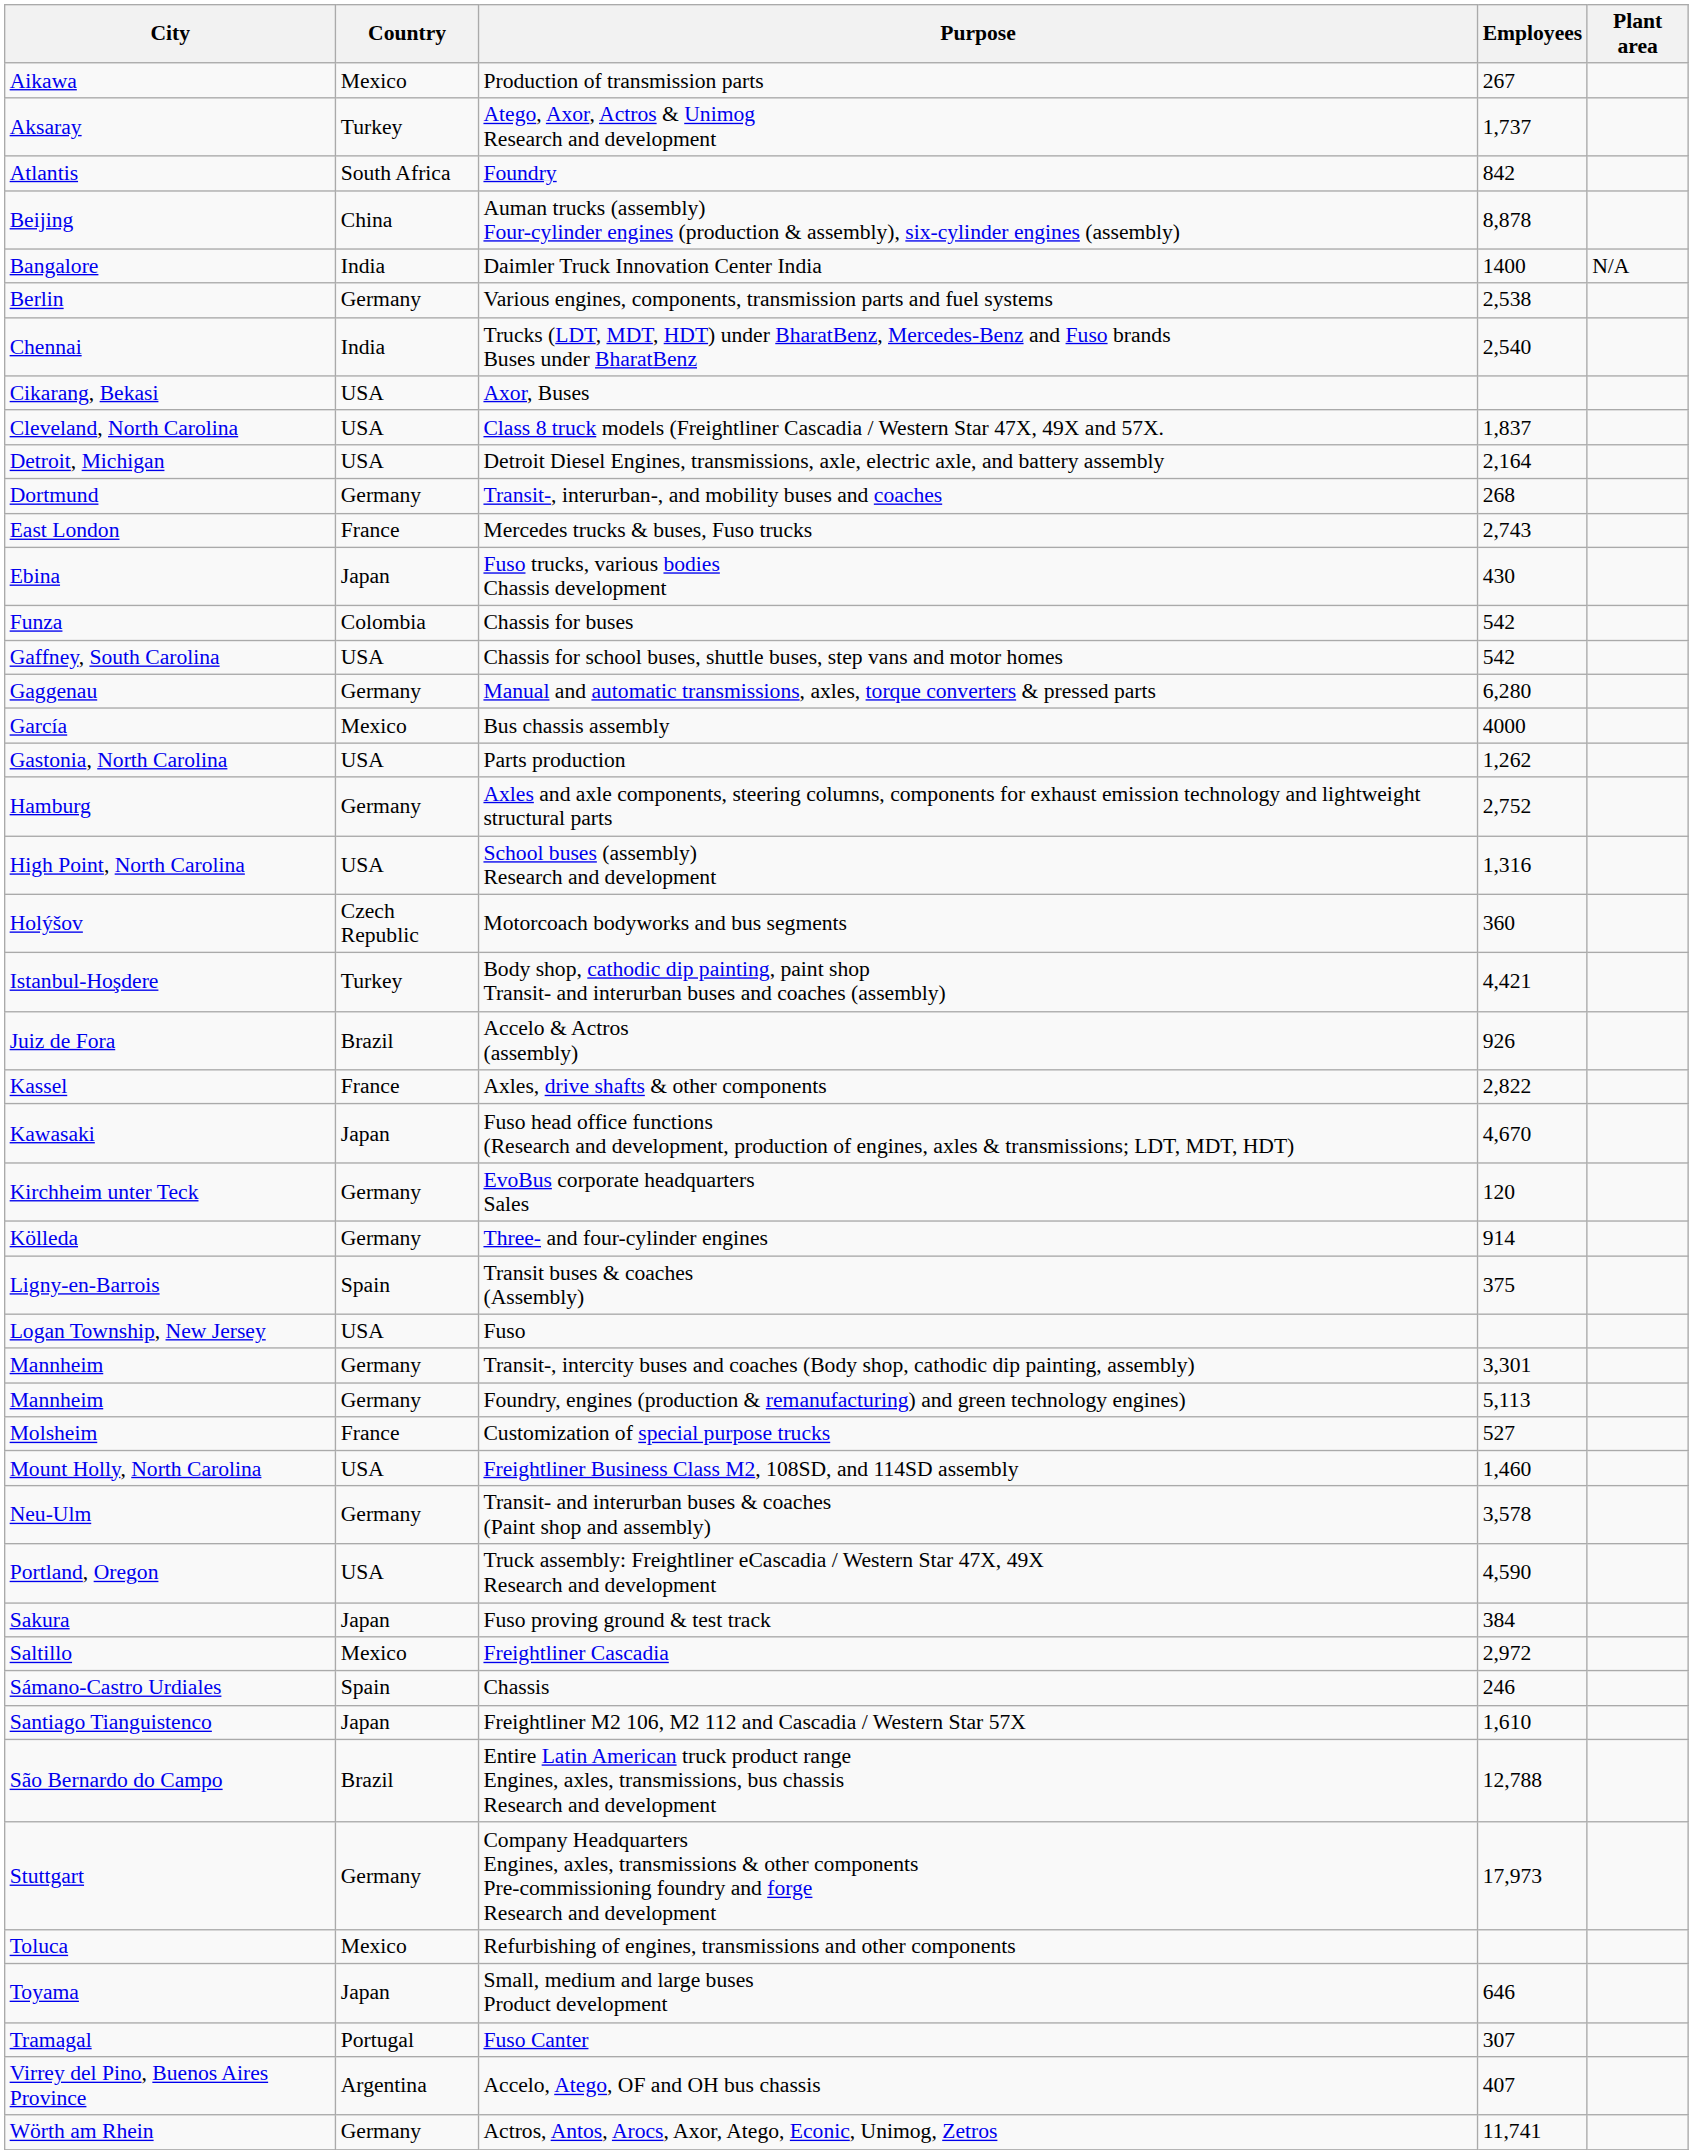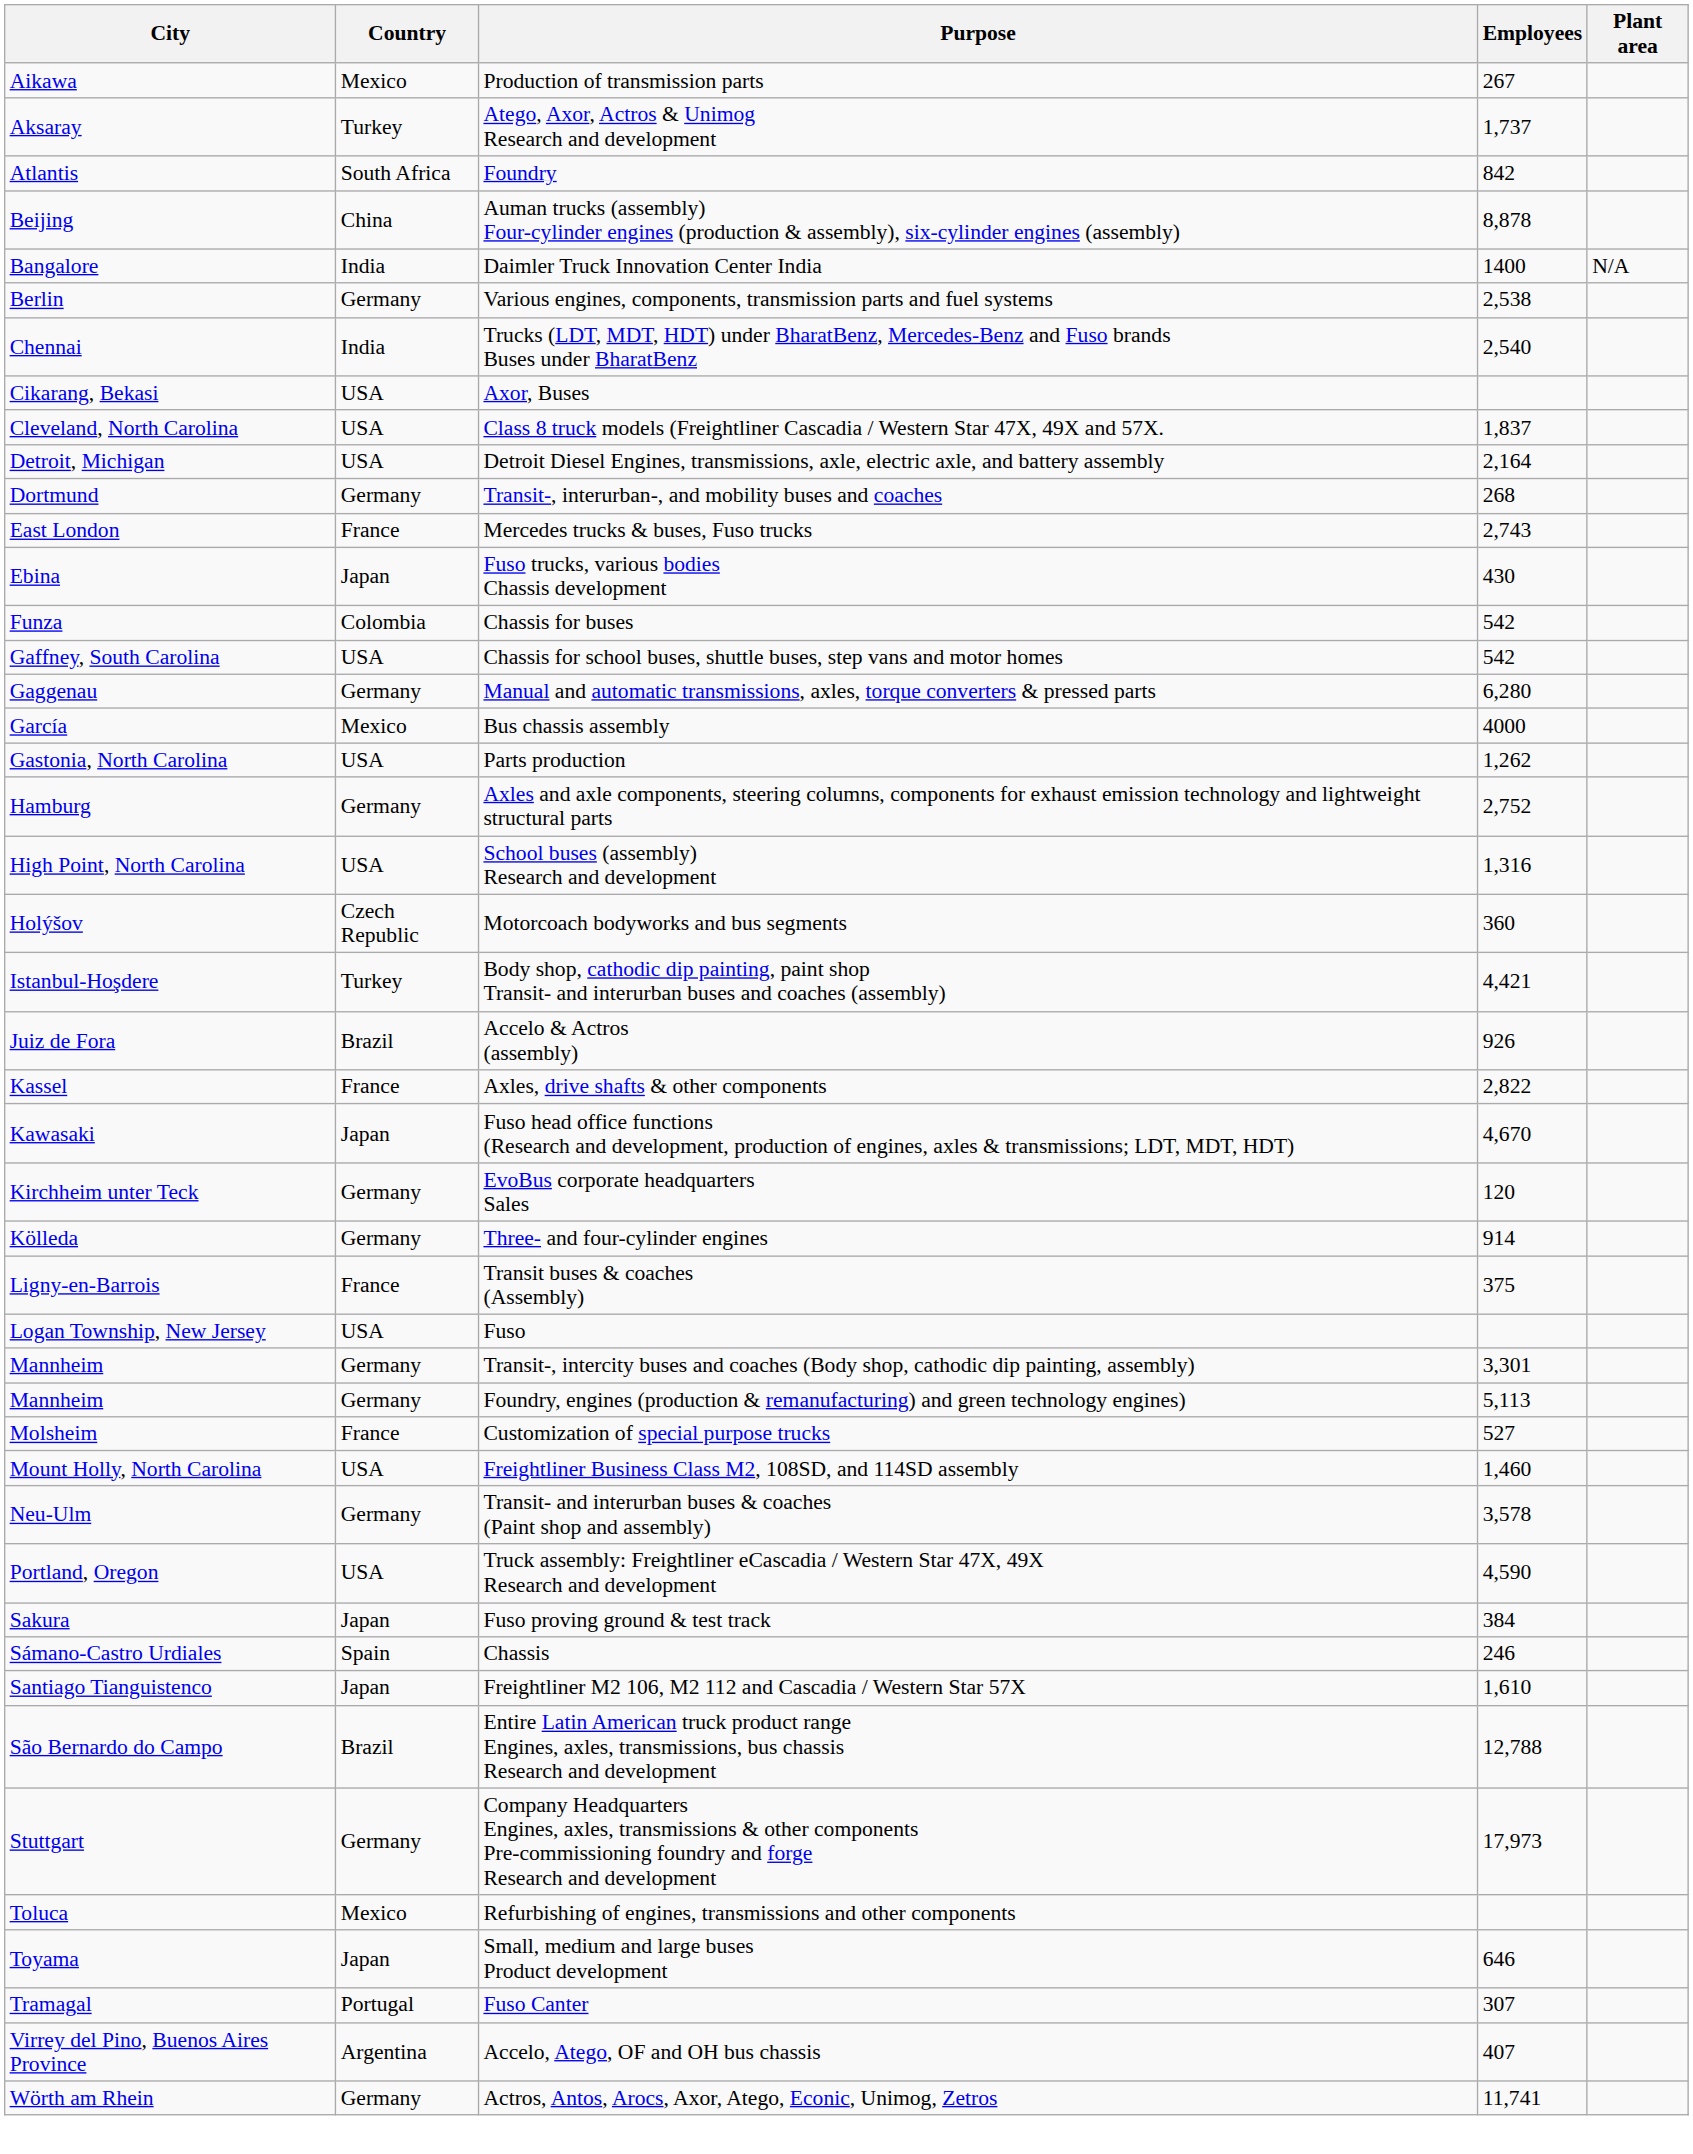(365, 1284) Spain -> (370, 1284) France
- row: (576, 1653)
